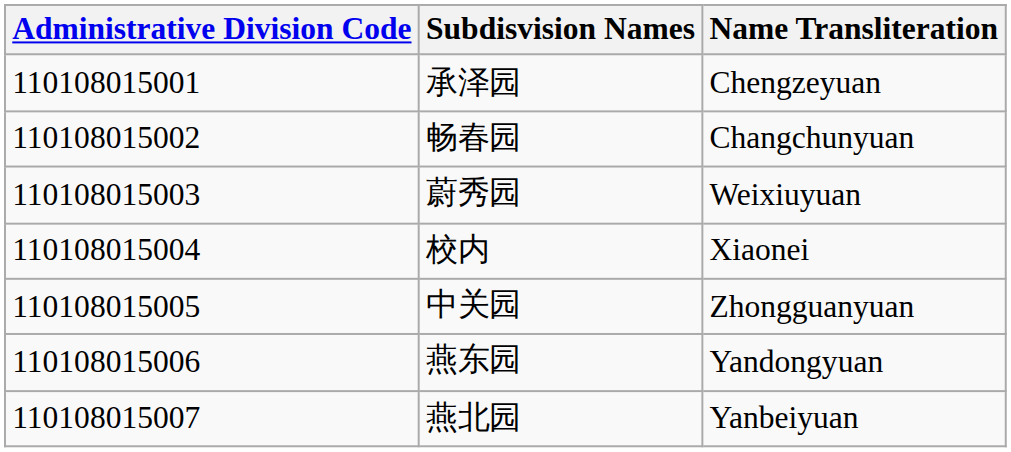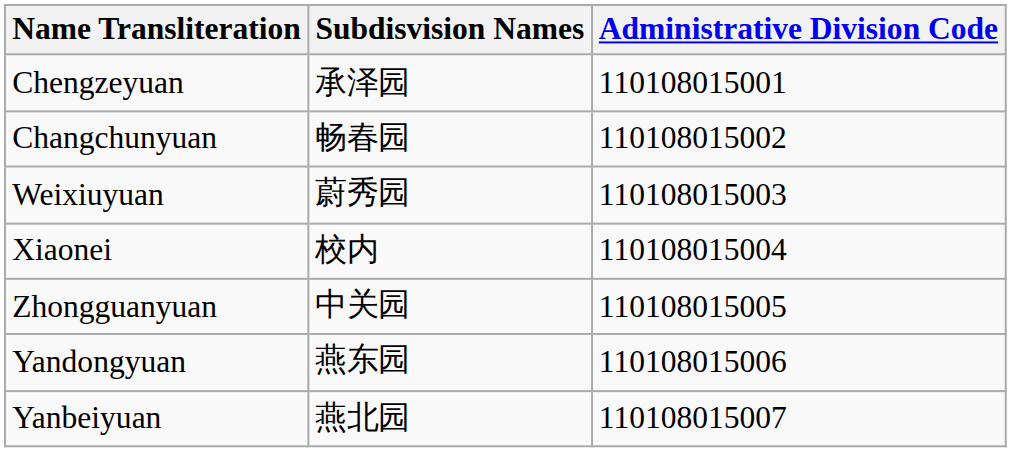columns swapped: (212, 29) <-> (854, 29)
